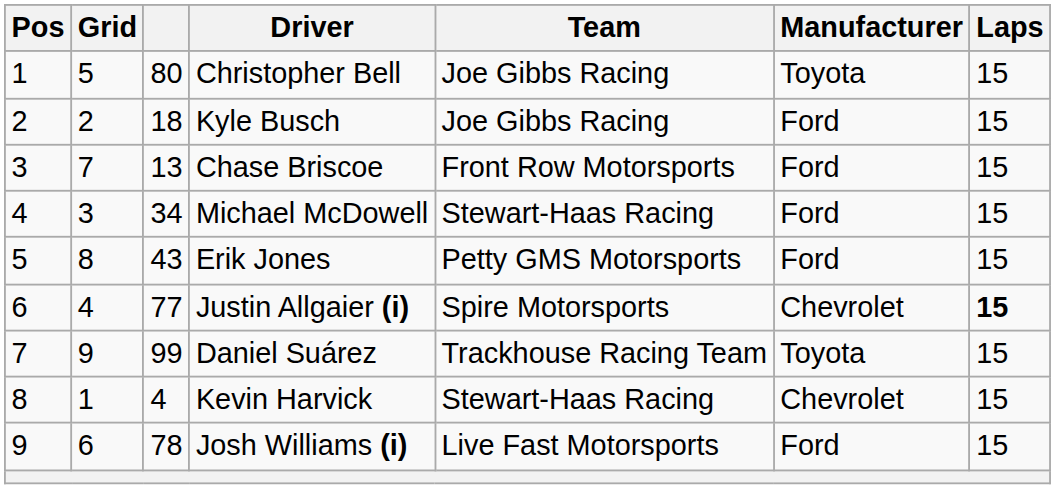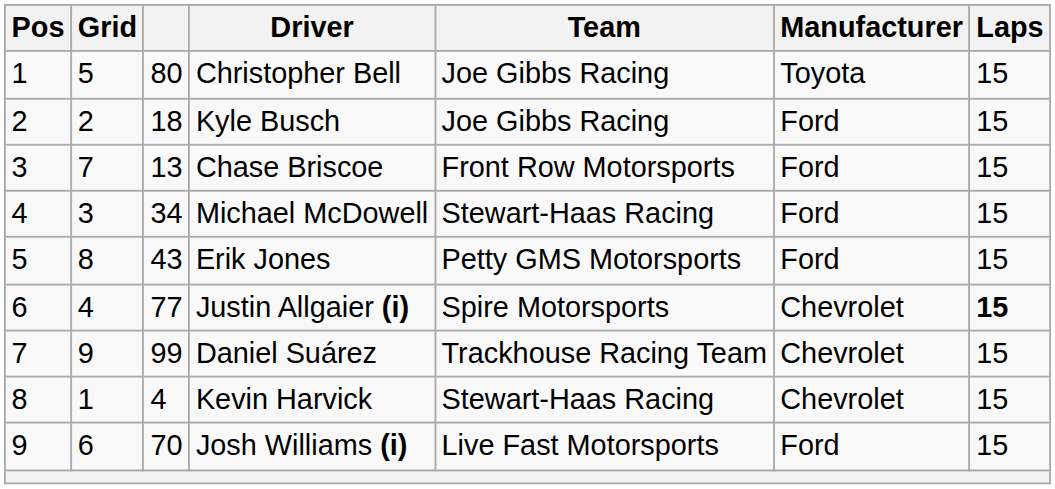(823, 352) Toyota -> (842, 352) Chevrolet
(166, 445) 78 -> (166, 445) 70
